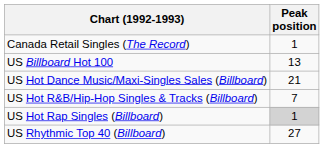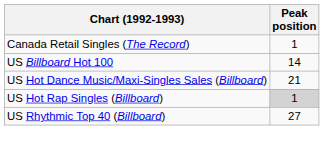(294, 62) 13 -> (294, 62) 14
- row: (132, 98)
